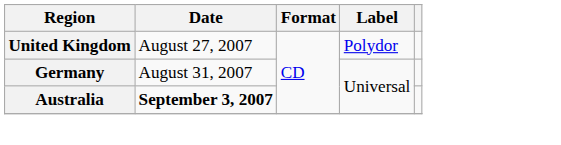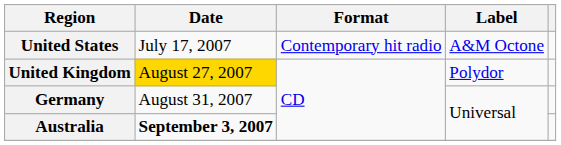+ row: (70, 45)
(195, 45) no background -> (195, 72) gold background
